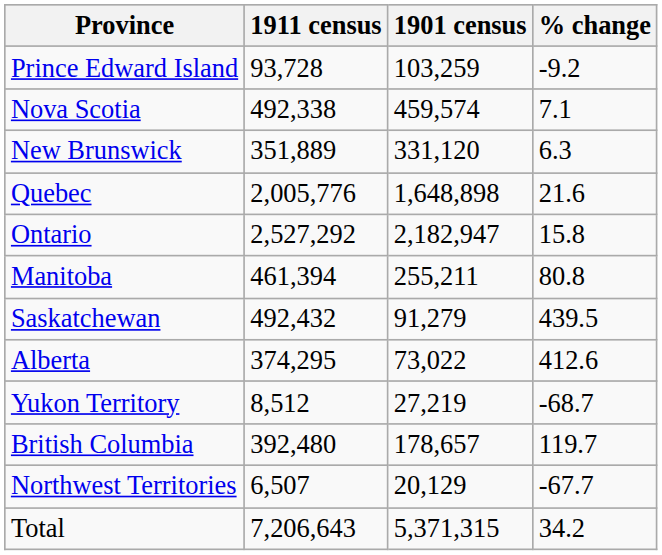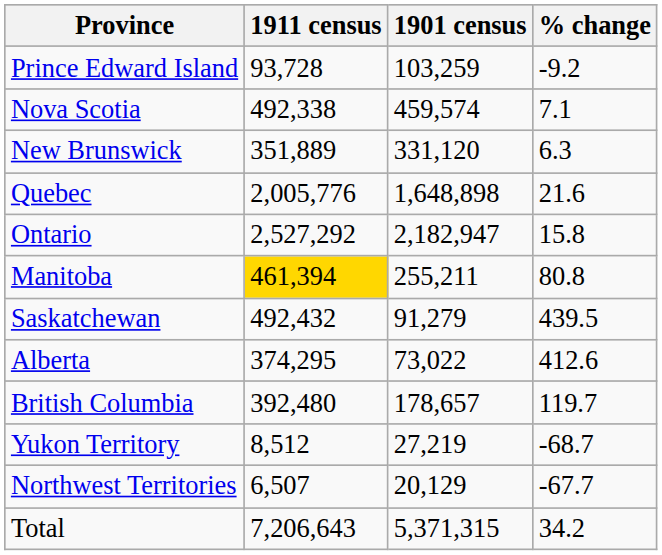(293, 276) no background -> (293, 276) gold background
rows swapped: (102, 444) <-> (95, 402)
